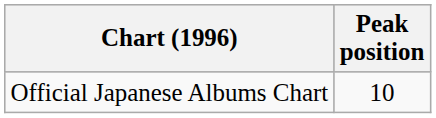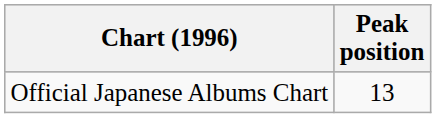(382, 91) 10 -> (382, 91) 13
